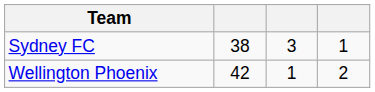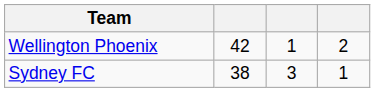rows swapped: (83, 73) <-> (52, 45)
